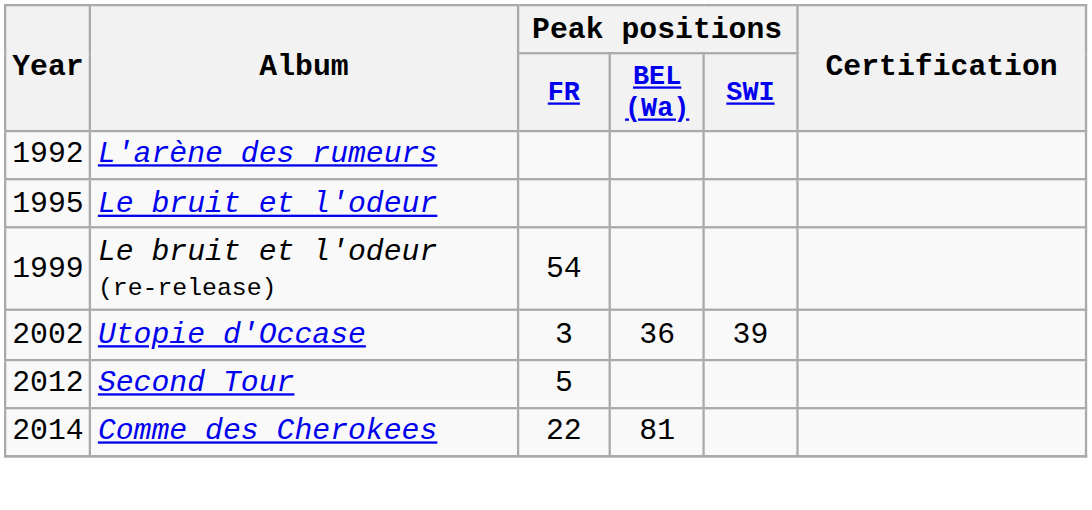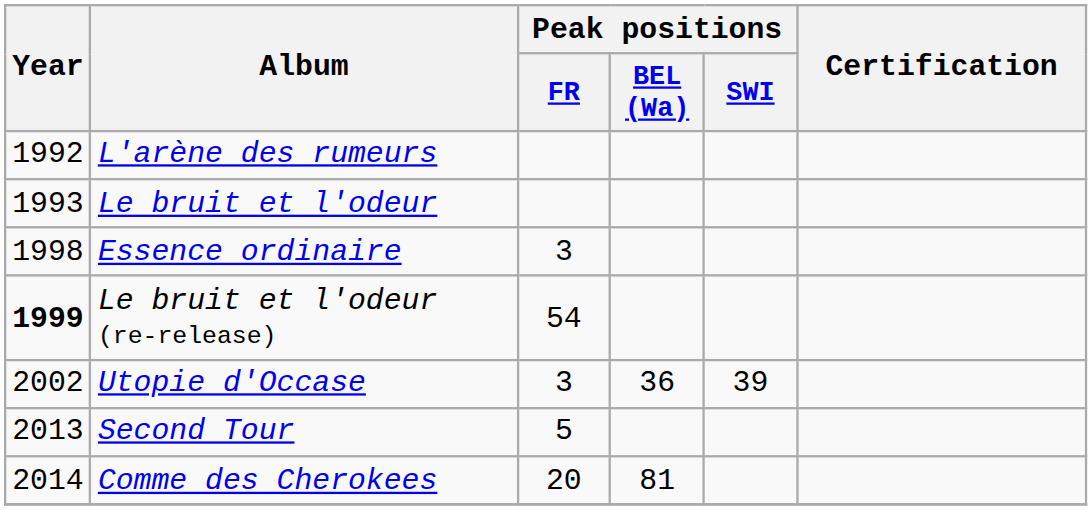(48, 204) 1995 -> (48, 204) 1993
+ row: (250, 252)
(48, 269) normal -> (48, 318) bold
(48, 383) 2012 -> (48, 432) 2013
(564, 432) 22 -> (564, 480) 20
